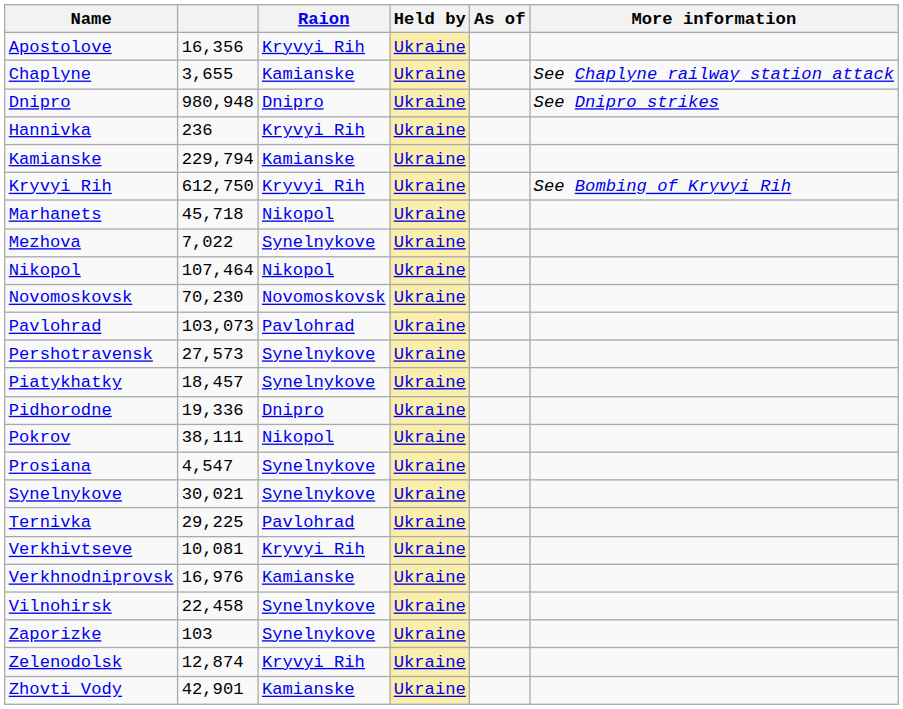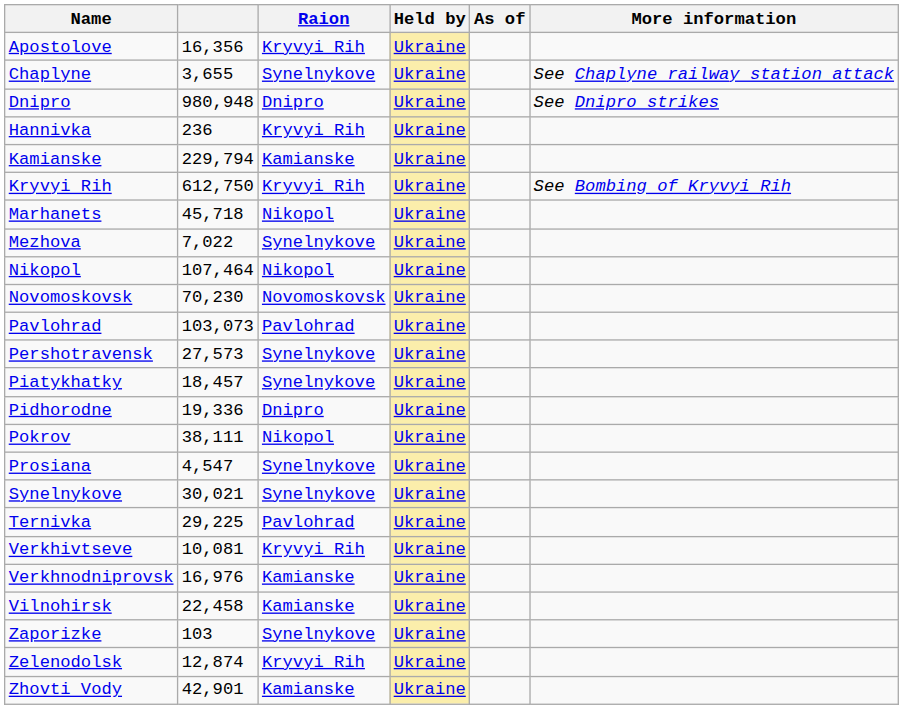(308, 75) Kamianske -> (319, 75) Synelnykove
(319, 606) Synelnykove -> (308, 606) Kamianske
